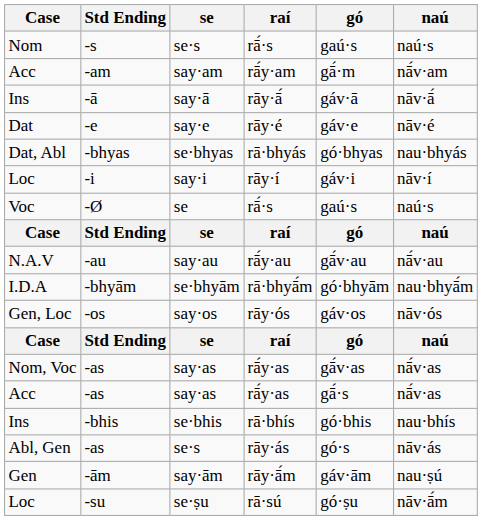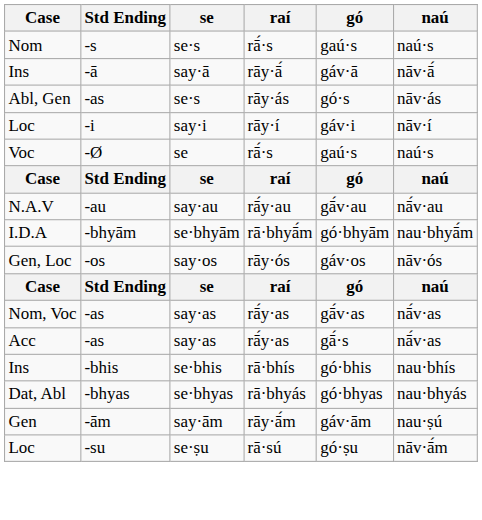- row: (22, 71)
- row: (21, 125)
rows swapped: (40, 448) <-> (37, 152)
